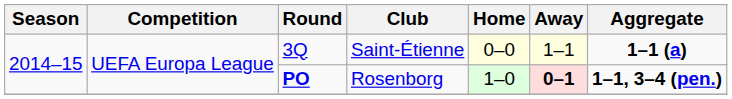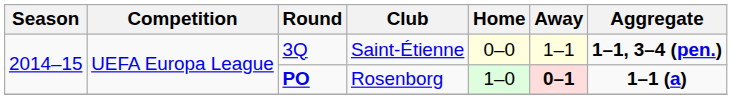(657, 49) 1–1 (a) -> (657, 49) 1–1, 3–4 (pen.)
(657, 79) 1–1, 3–4 (pen.) -> (657, 79) 1–1 (a)
